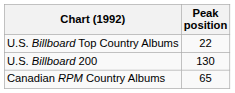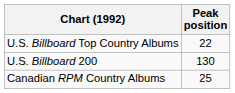(205, 79) 65 -> (205, 79) 25
